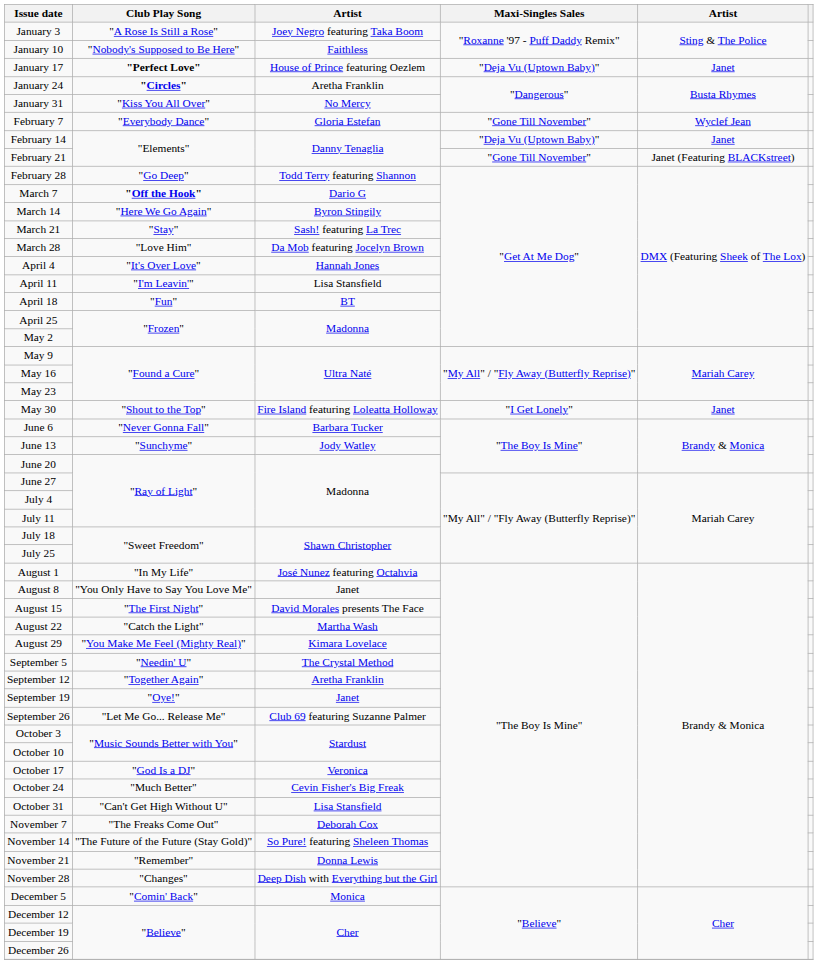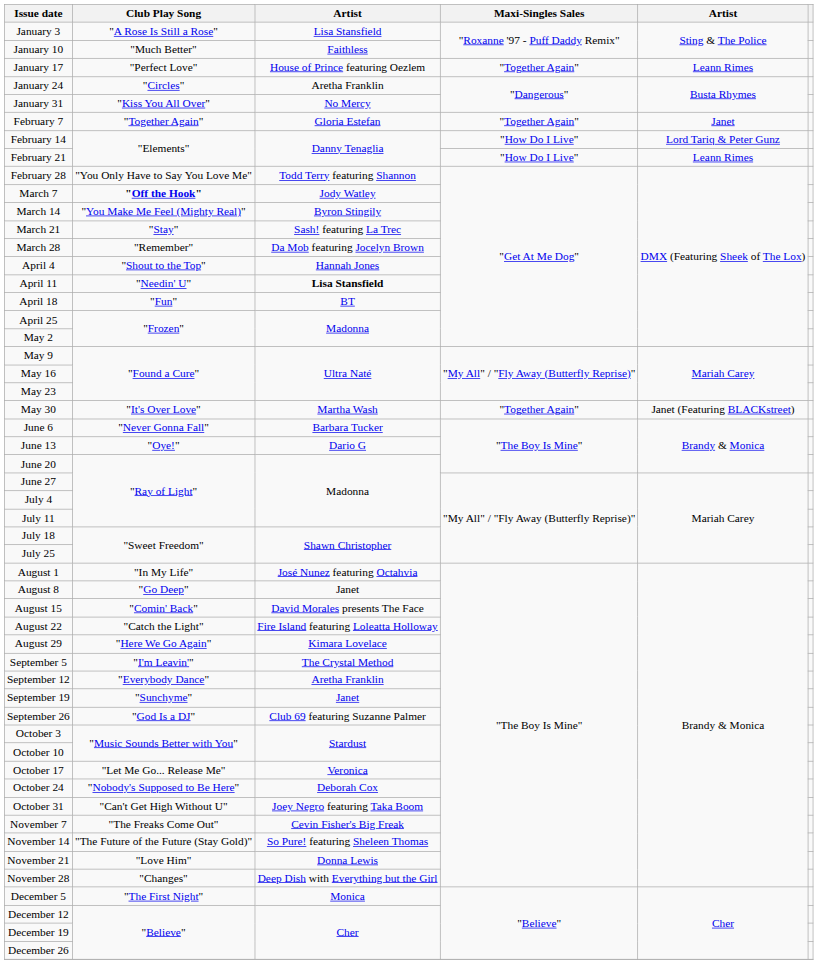(348, 31) Joey Negro featuring Taka Boom -> (348, 31) Lisa Stansfield
(164, 49) "Nobody's Supposed to Be Here" -> (164, 49) "Much Better"
(164, 67) bold -> (164, 67) normal
(539, 67) "Deja Vu (Uptown Baby)" -> (539, 67) "Together Again"
(723, 67) Janet -> (723, 67) Leann Rimes
(164, 85) bold -> (164, 85) normal
(164, 121) "Everybody Dance" -> (164, 121) "Together Again"
(539, 121) "Gone Till November" -> (539, 121) "Together Again"
(723, 121) Wyclef Jean -> (723, 121) Janet
(539, 139) "Deja Vu (Uptown Baby)" -> (539, 139) "How Do I Live"
(723, 139) Janet -> (723, 139) Lord Tariq & Peter Gunz
(539, 157) "Gone Till November" -> (539, 157) "How Do I Live"
(723, 157) Janet (Featuring BLACKstreet) -> (723, 157) Leann Rimes
(164, 175) "Go Deep" -> (164, 175) "You Only Have to Say You Love Me"
(348, 193) Dario G -> (348, 193) Jody Watley
(164, 211) "Here We Go Again" -> (164, 211) "You Make Me Feel (Mighty Real)"
(164, 247) "Love Him" -> (164, 247) "Remember"
(164, 265) "It's Over Love" -> (164, 265) "Shout to the Top"
(164, 283) "I'm Leavin'" -> (164, 283) "Needin' U"
(348, 283) normal -> (348, 283) bold
(164, 409) "Shout to the Top" -> (164, 409) "It's Over Love"
(348, 409) Fire Island featuring Loleatta Holloway -> (348, 409) Martha Wash
(539, 409) "I Get Lonely" -> (539, 409) "Together Again"
(723, 409) Janet -> (723, 409) Janet (Featuring BLACKstreet)
(164, 445) "Sunchyme" -> (164, 445) "Oye!"
(348, 445) Jody Watley -> (348, 445) Dario G
(164, 590) "You Only Have to Say You Love Me" -> (164, 590) "Go Deep"
(164, 608) "The First Night" -> (164, 608) "Comin' Back"
(348, 626) Martha Wash -> (348, 626) Fire Island featuring Loleatta Holloway
(164, 644) "You Make Me Feel (Mighty Real)" -> (164, 644) "Here We Go Again"
(164, 662) "Needin' U" -> (164, 662) "I'm Leavin'"
(164, 680) "Together Again" -> (164, 680) "Everybody Dance"
(164, 698) "Oye!" -> (164, 698) "Sunchyme"
(164, 716) "Let Me Go... Release Me" -> (164, 716) "God Is a DJ"
(164, 770) "God Is a DJ" -> (164, 770) "Let Me Go... Release Me"
(164, 788) "Much Better" -> (164, 788) "Nobody's Supposed to Be Here"
(348, 788) Cevin Fisher's Big Freak -> (348, 788) Deborah Cox
(348, 806) Lisa Stansfield -> (348, 806) Joey Negro featuring Taka Boom
(348, 824) Deborah Cox -> (348, 824) Cevin Fisher's Big Freak
(164, 860) "Remember" -> (164, 860) "Love Him"
(164, 896) "Comin' Back" -> (164, 896) "The First Night"
